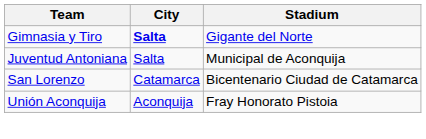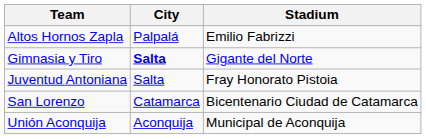+ row: (65, 36)
(276, 58) Municipal de Aconquija -> (272, 79) Fray Honorato Pistoia
(272, 101) Fray Honorato Pistoia -> (276, 123) Municipal de Aconquija
